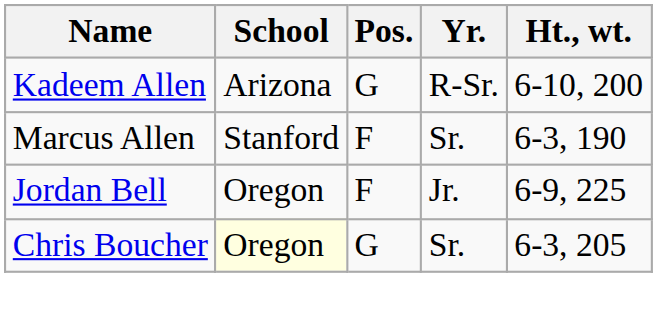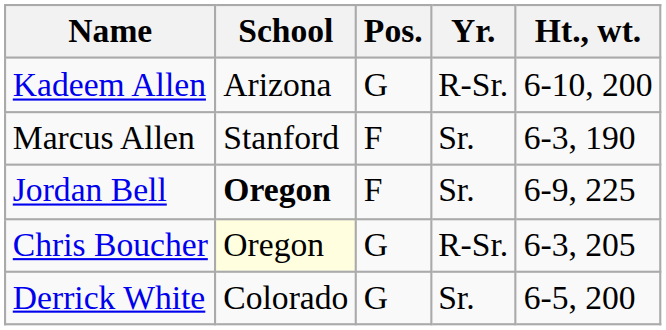(274, 191) normal -> (277, 191) bold
(444, 191) Jr. -> (456, 191) Sr.
(447, 244) Sr. -> (473, 244) R-Sr.
+ row: (109, 297)
